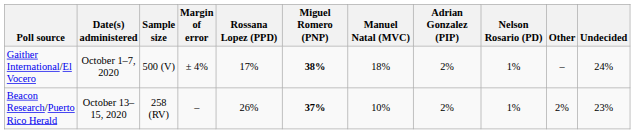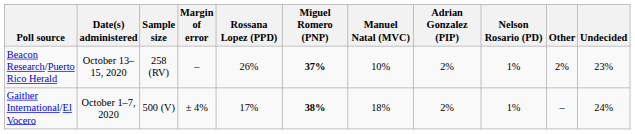rows swapped: (41, 108) <-> (39, 67)
